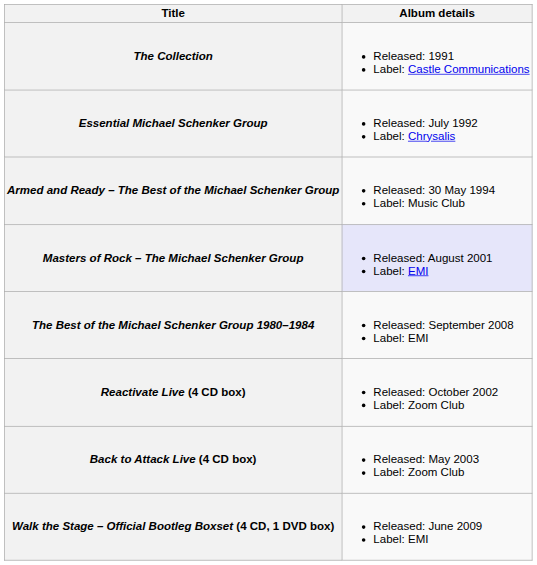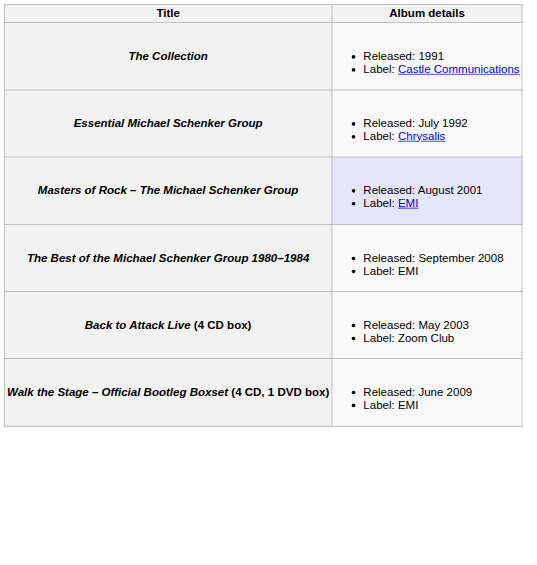- row: (173, 190)
- row: (173, 392)
